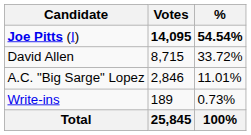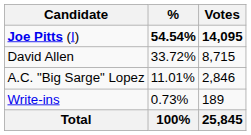columns swapped: (171, 15) <-> (220, 15)
